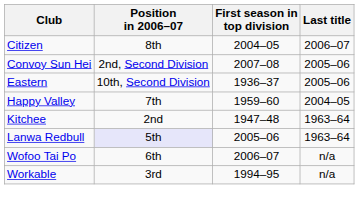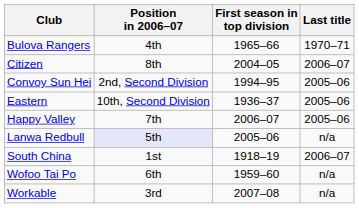+ row: (49, 45)
(256, 63) 2007–08 -> (256, 82) 1994–95
(256, 100) 1959–60 -> (256, 119) 2006–07
(327, 100) 2004–05 -> (327, 119) 2005–06
- row: (27, 119)
(327, 138) 1963–64 -> (327, 138) n/a
+ row: (39, 156)
(256, 156) 2006–07 -> (256, 175) 1959–60
(256, 175) 1994–95 -> (256, 193) 2007–08
